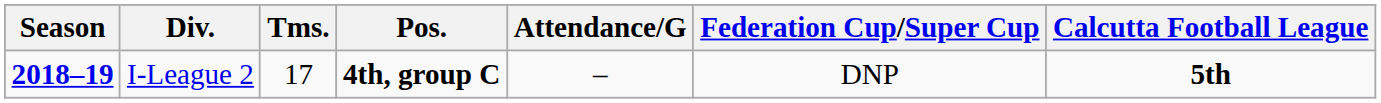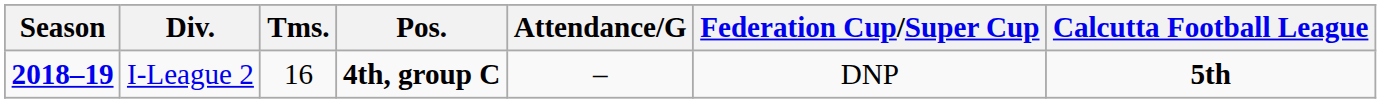(298, 73) 17 -> (298, 73) 16
